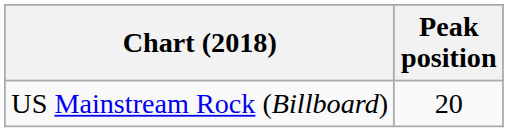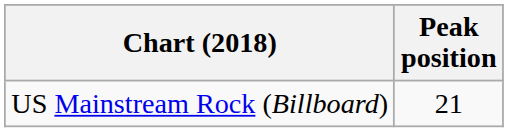(449, 103) 20 -> (449, 103) 21
